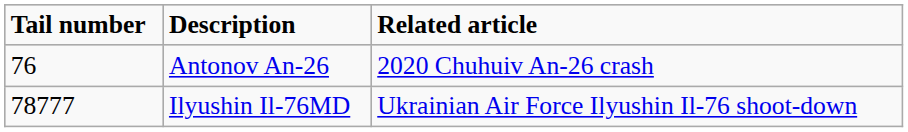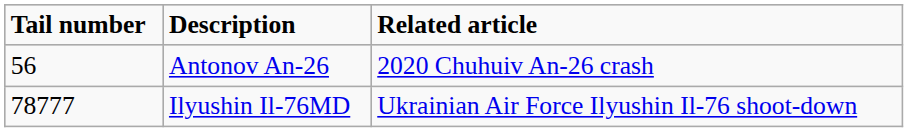(24, 65) 76 -> (24, 65) 56
